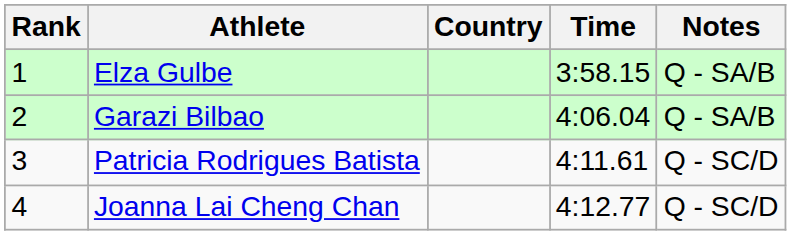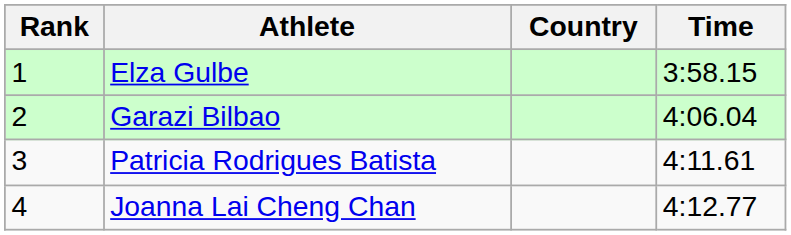- column: (721, 26)
